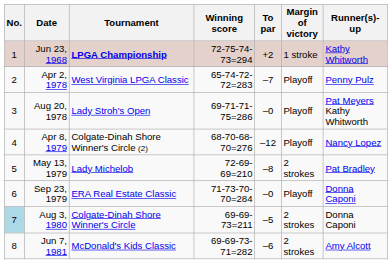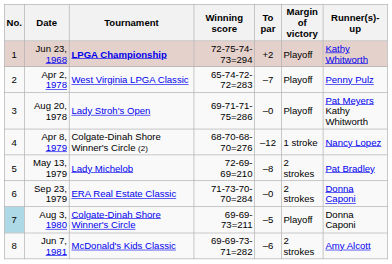(300, 54) 1 stroke -> (298, 54) Playoff
(298, 142) Playoff -> (300, 142) 1 stroke
(298, 194) Playoff -> (299, 194) 2 strokes
(299, 220) 2 strokes -> (298, 220) Playoff
